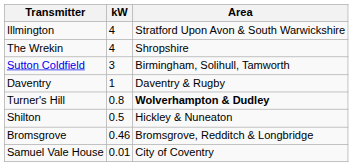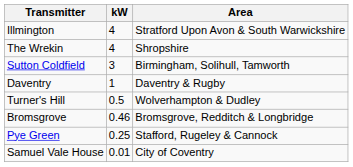(116, 100) 0.8 -> (116, 100) 0.5
(202, 100) bold -> (198, 100) normal
- row: (24, 118)
+ row: (33, 135)
